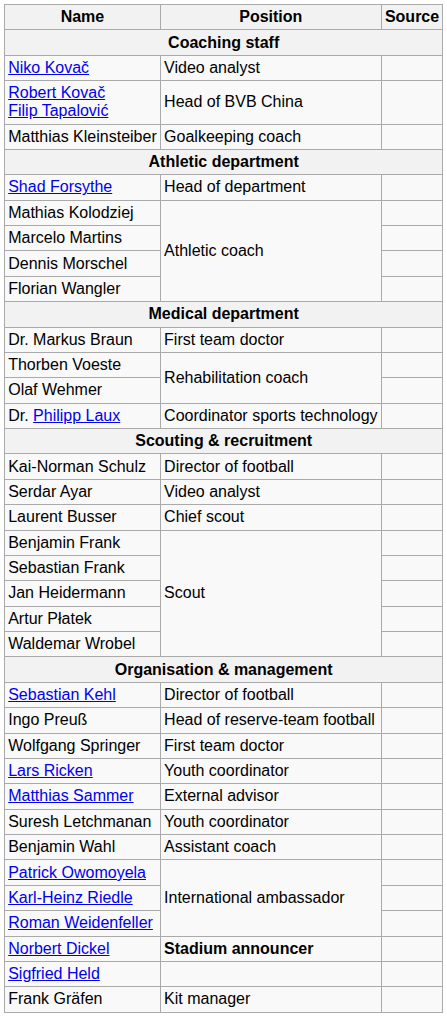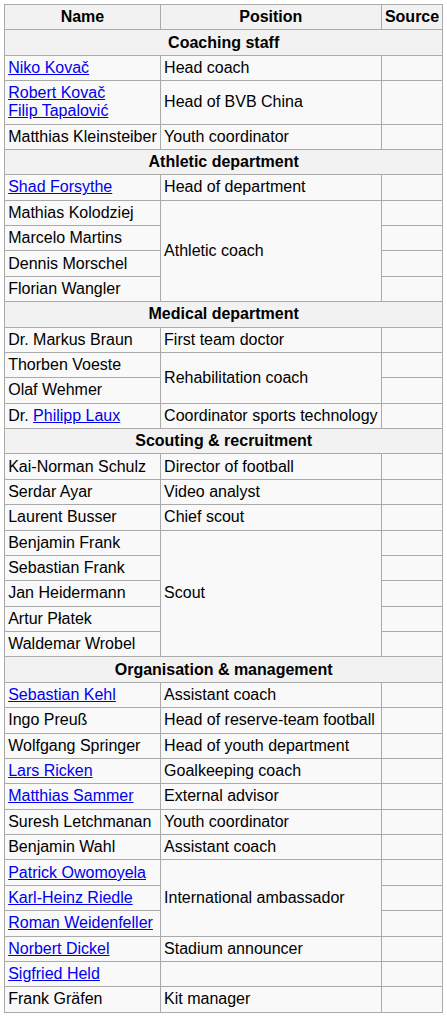(212, 67) Video analyst -> (207, 67) Head coach
(233, 136) Goalkeeping coach -> (226, 136) Youth coordinator
(229, 694) Director of football -> (220, 694) Assistant coach
(224, 745) First team doctor -> (257, 745) Head of youth department
(226, 771) Youth coordinator -> (233, 771) Goalkeeping coach
(239, 948) bold -> (233, 948) normal
